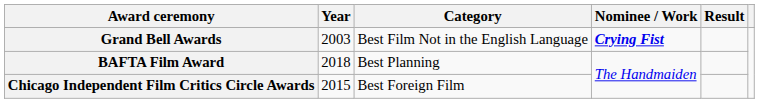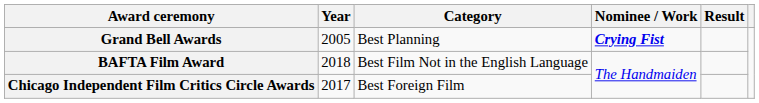(336, 39) 2003 -> (336, 39) 2005
(473, 39) Best Film Not in the English Language -> (398, 39) Best Planning
(398, 62) Best Planning -> (473, 62) Best Film Not in the English Language
(336, 86) 2015 -> (336, 86) 2017
